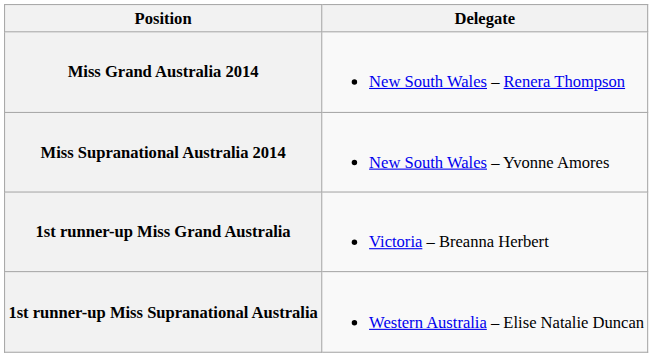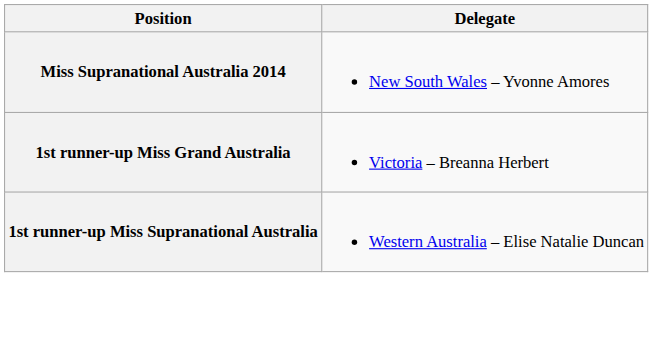- row: (163, 72)
